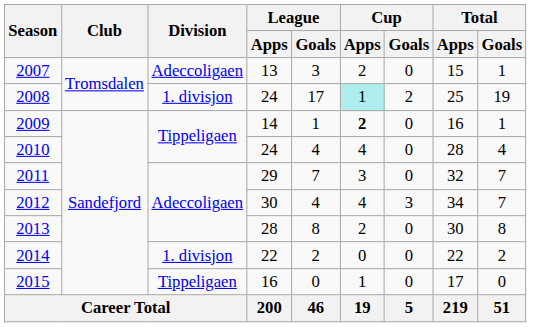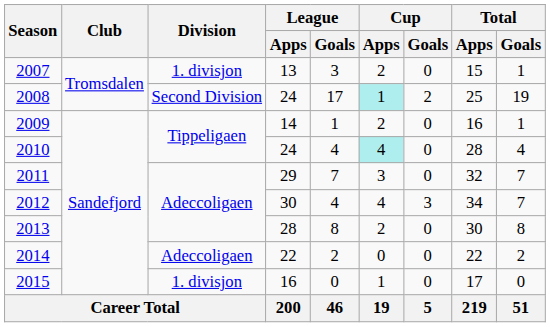(197, 70) Adeccoligaen -> (207, 70) 1. divisjon
(197, 96) 1. divisjon -> (207, 96) Second Division
(362, 123) bold -> (381, 123) normal
(362, 149) no background -> (381, 149) paleturquoise background
(197, 255) 1. divisjon -> (207, 255) Adeccoligaen
(197, 281) Tippeligaen -> (207, 281) 1. divisjon
